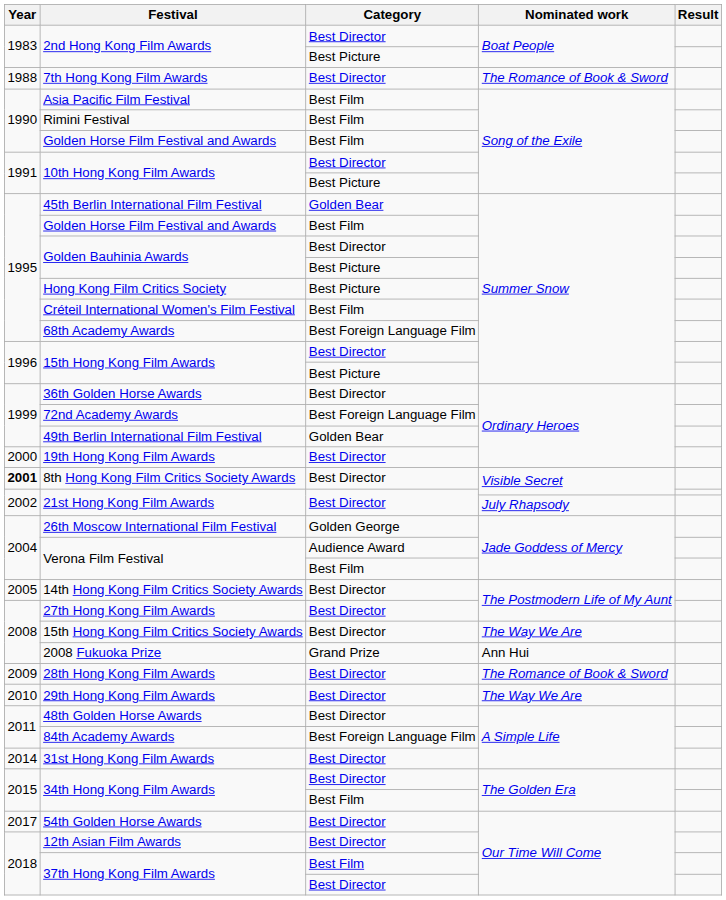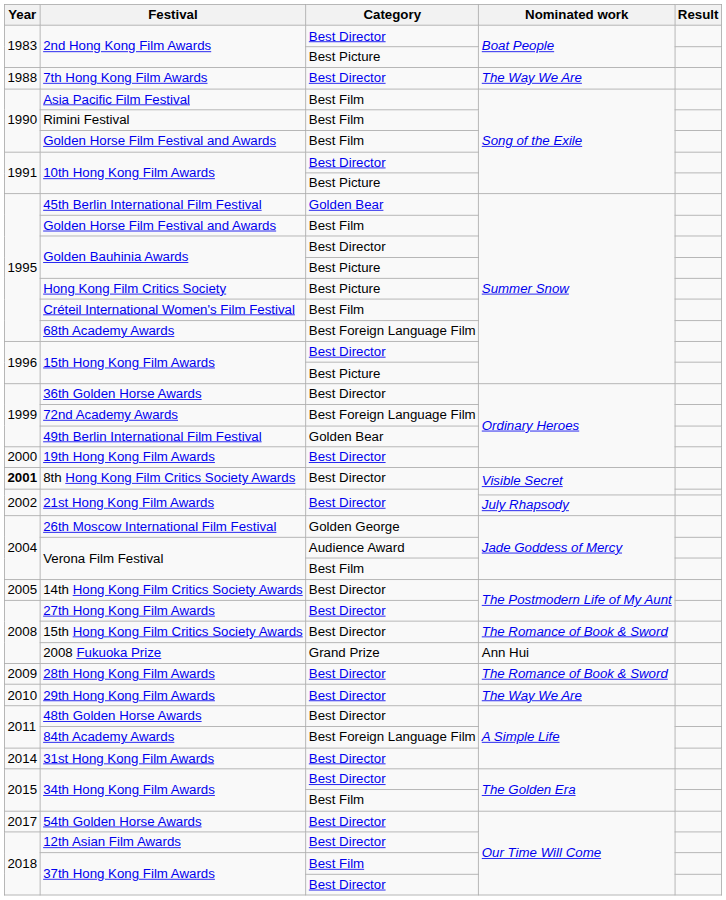(575, 78) The Romance of Book & Sword -> (532, 78) The Way We Are
(532, 631) The Way We Are -> (575, 631) The Romance of Book & Sword
